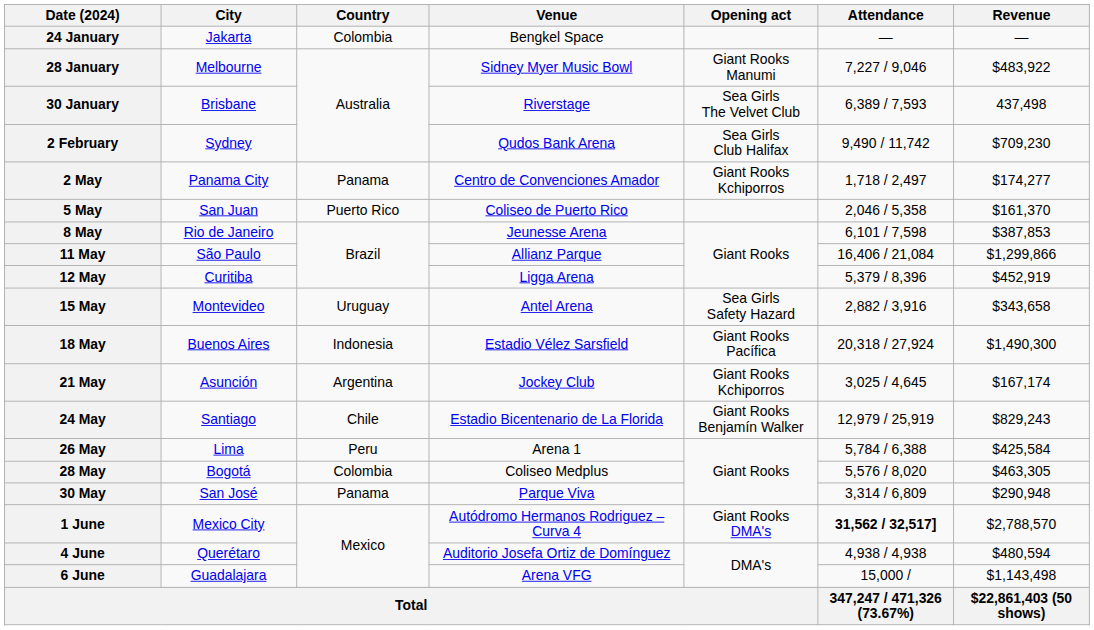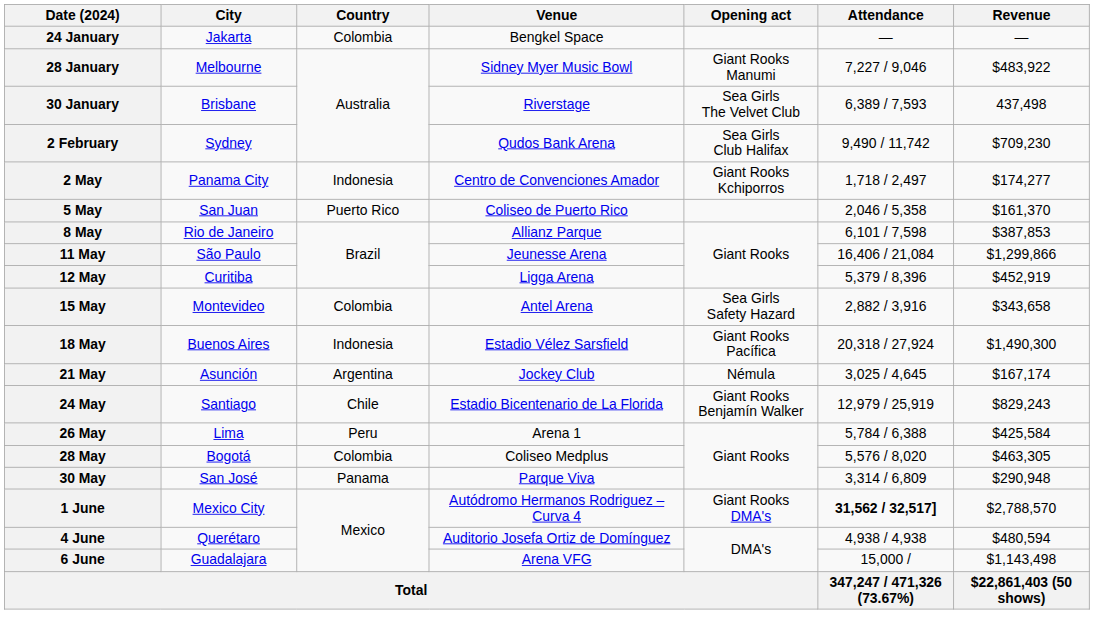(363, 180) Panama -> (363, 180) Indonesia
(557, 232) Jeunesse Arena -> (557, 232) Allianz Parque
(557, 254) Allianz Parque -> (557, 254) Jeunesse Arena
(363, 306) Uruguay -> (363, 306) Colombia
(751, 382) Giant Rooks Kchiporros -> (751, 374) Némula
